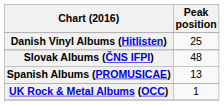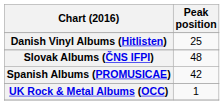(196, 74) 13 -> (196, 74) 42
